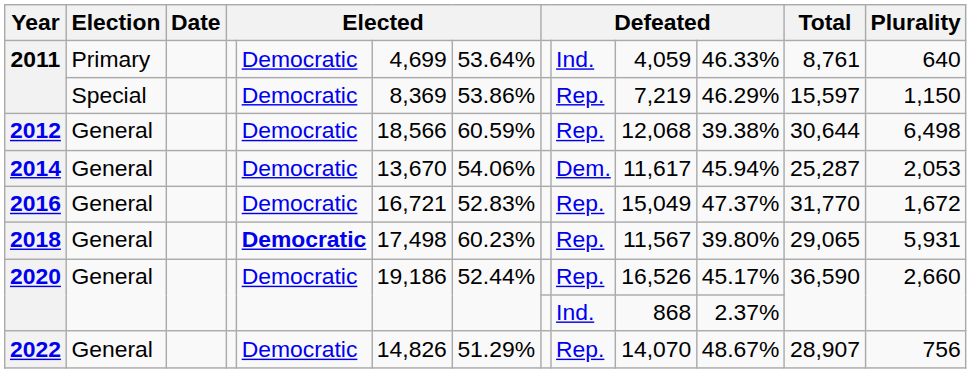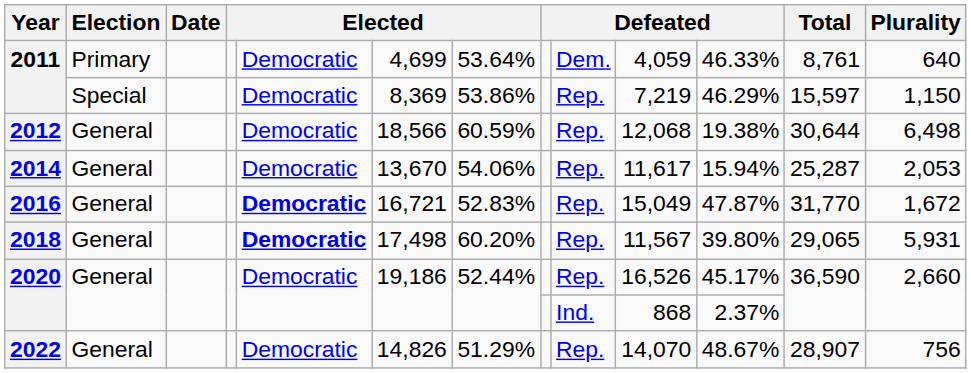(575, 58) Ind. -> (583, 58) Dem.
(741, 131) 39.38% -> (741, 131) 19.38%
(583, 167) Dem. -> (580, 167) Rep.
(741, 167) 45.94% -> (741, 167) 15.94%
(300, 204) normal -> (304, 204) bold
(741, 204) 47.37% -> (741, 204) 47.87%
(496, 240) 60.23% -> (496, 240) 60.20%
